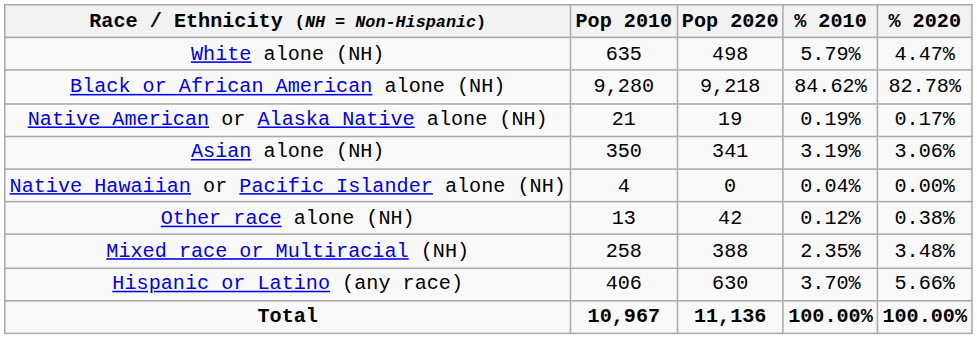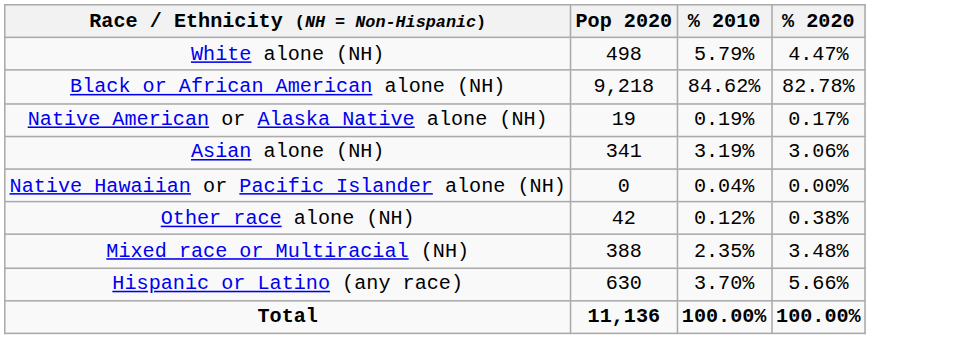- column: (624, 21)
